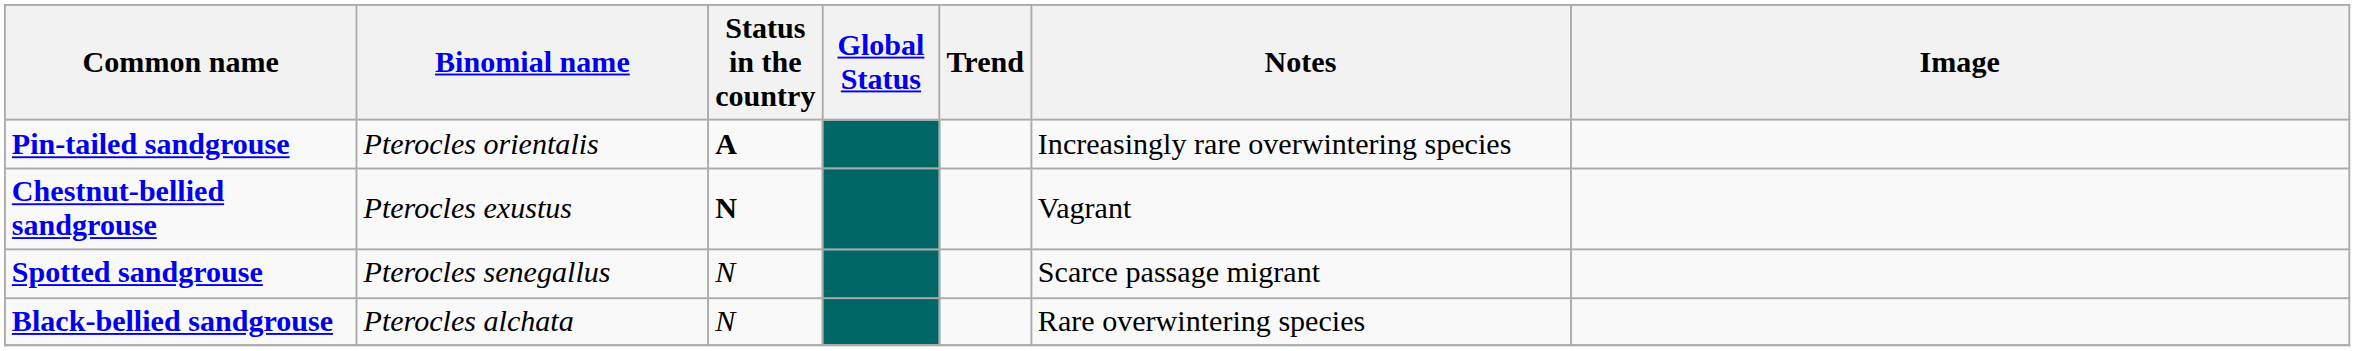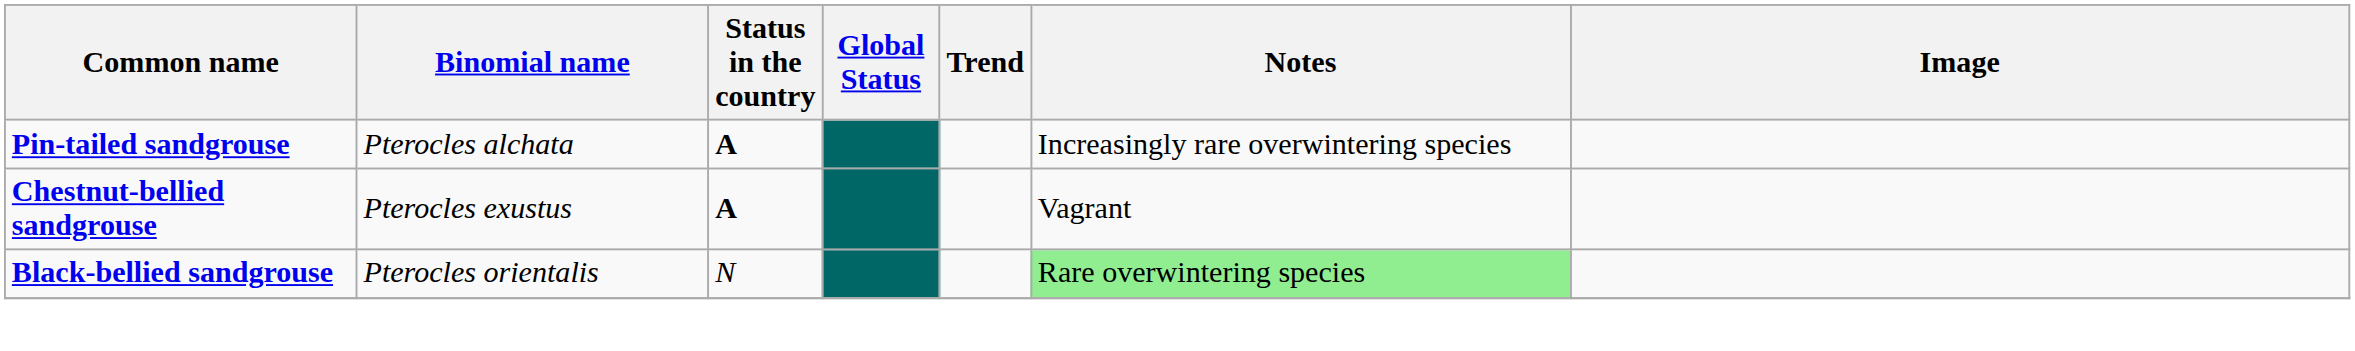(481, 143) Pterocles orientalis -> (469, 143) Pterocles alchata
(726, 208) N -> (726, 208) A
- row: (137, 272)
(469, 320) Pterocles alchata -> (481, 272) Pterocles orientalis
(1202, 320) no background -> (1202, 272) lightgreen background
